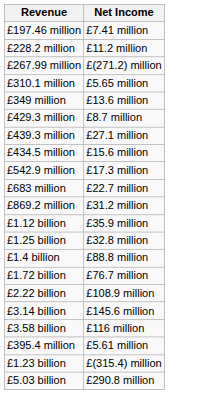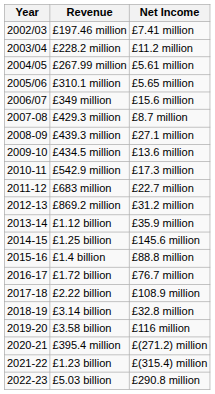+ column: (27, 13)
(124, 65) £(271.2) million -> (163, 65) £5.61 million
(117, 100) £13.6 million -> (163, 100) £15.6 million
(117, 153) £15.6 million -> (163, 153) £13.6 million
(117, 240) £32.8 million -> (166, 240) £145.6 million
(120, 310) £145.6 million -> (163, 310) £32.8 million
(117, 345) £5.61 million -> (170, 345) £(271.2) million
